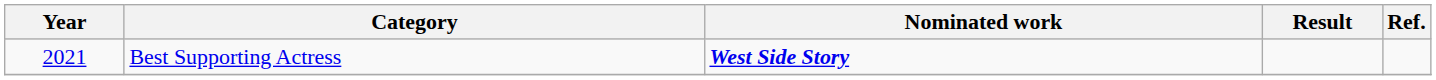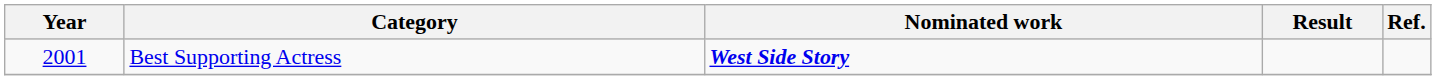(65, 56) 2021 -> (65, 56) 2001
